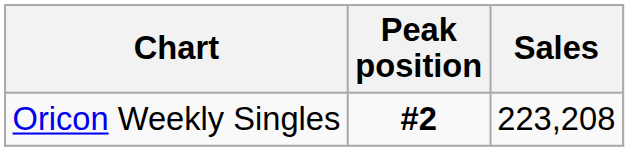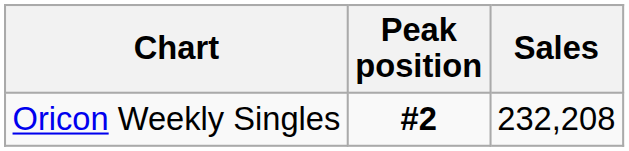(556, 118) 223,208 -> (556, 118) 232,208
